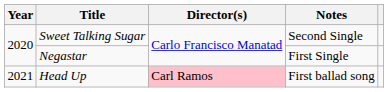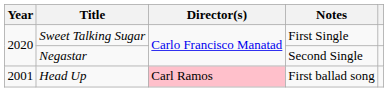(326, 35) Second Single -> (318, 35) First Single
(318, 55) First Single -> (326, 55) Second Single
(20, 76) 2021 -> (20, 76) 2001
